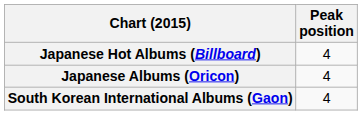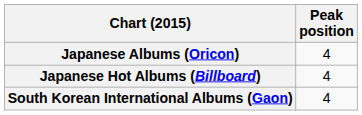rows swapped: (150, 53) <-> (150, 76)
